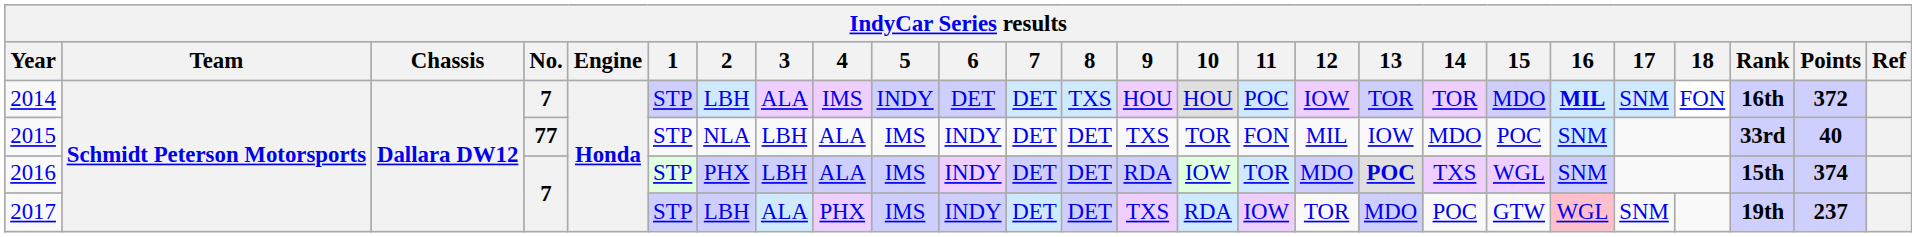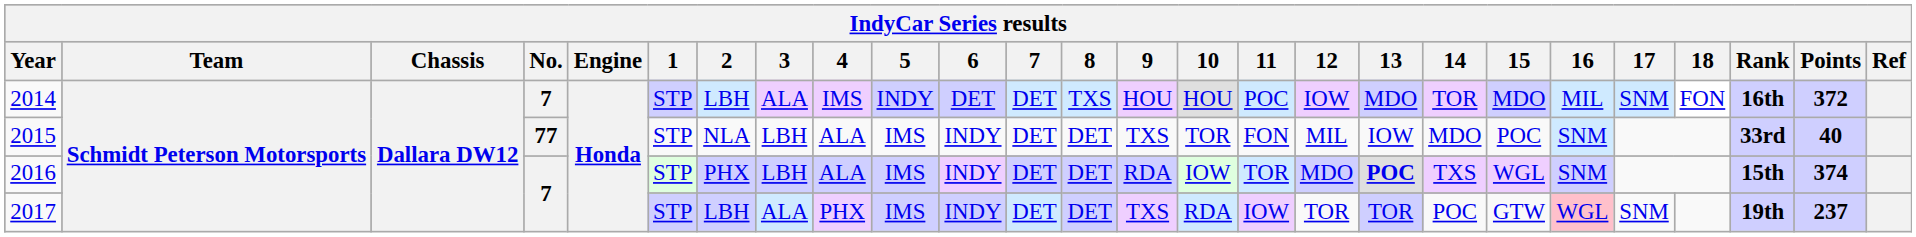(1391, 98) TOR -> (1391, 98) MDO
(1582, 98) bold -> (1582, 98) normal
(1391, 211) MDO -> (1391, 211) TOR
